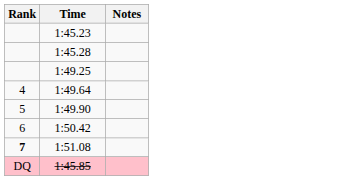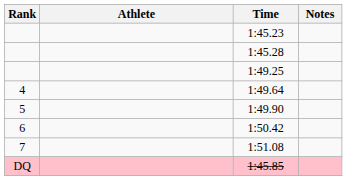+ column: (136, 14)
(22, 147) bold -> (22, 147) normal
